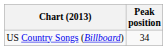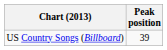(144, 38) 34 -> (144, 38) 39
